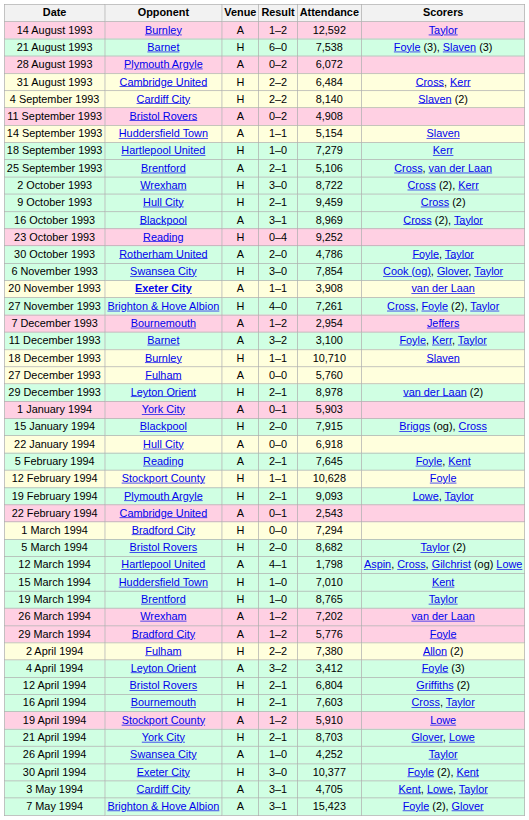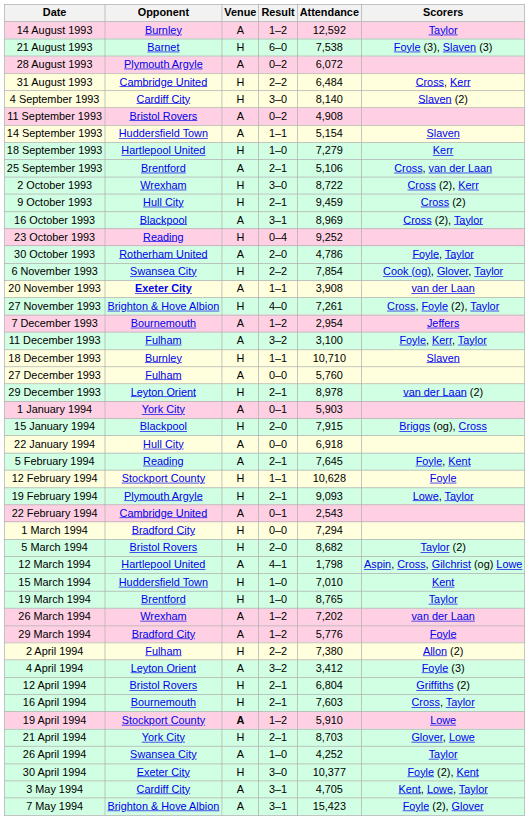(278, 99) 2–2 -> (278, 99) 3–0
(278, 271) 3–0 -> (278, 271) 2–2
(163, 340) Barnet -> (163, 340) Fulham
(240, 720) normal -> (240, 720) bold
